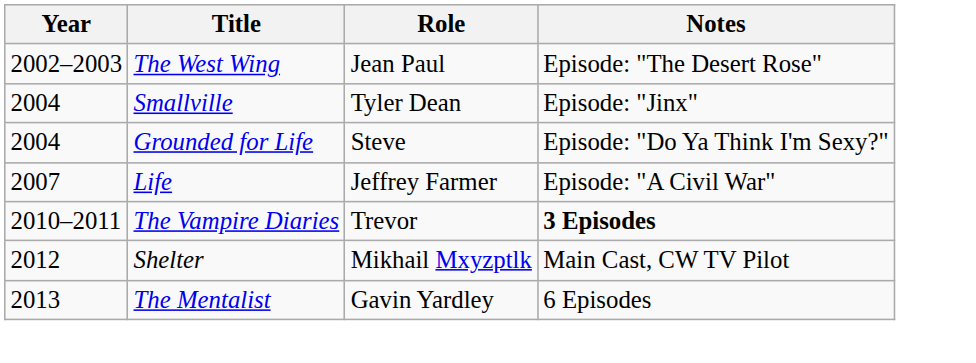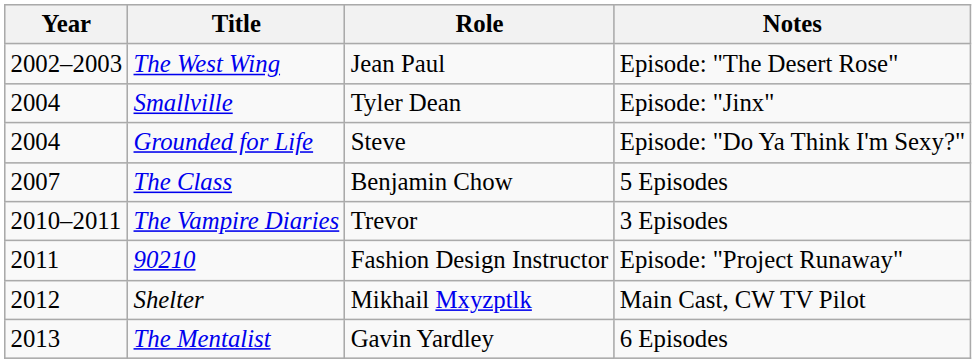+ row: (183, 181)
- row: (153, 181)
(599, 220) bold -> (674, 220) normal
+ row: (165, 260)
